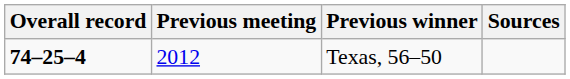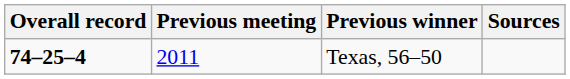(178, 56) 2012 -> (178, 56) 2011
